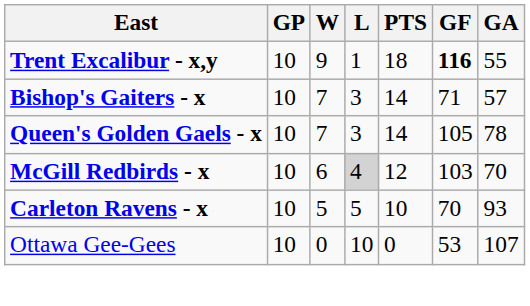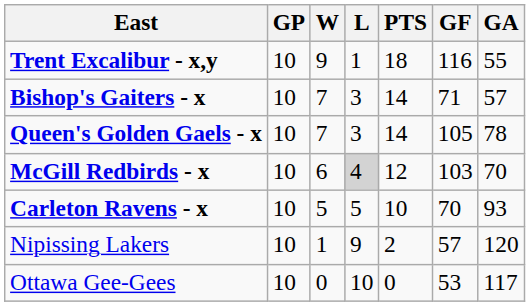(455, 60) bold -> (455, 60) normal
+ row: (90, 245)
(501, 245) 107 -> (501, 282) 117
